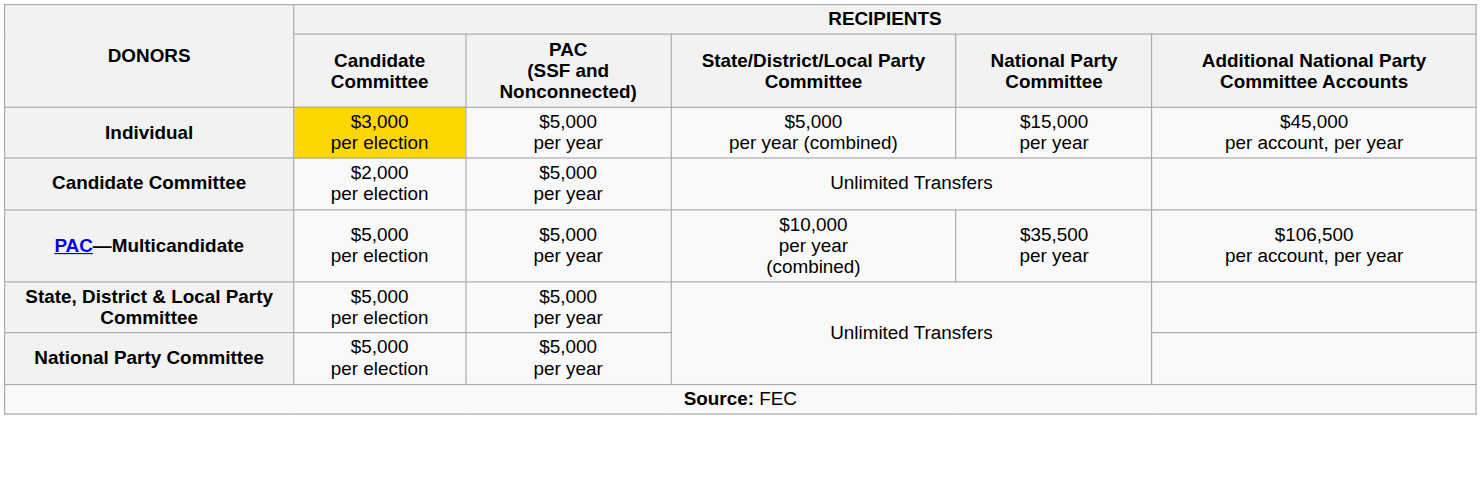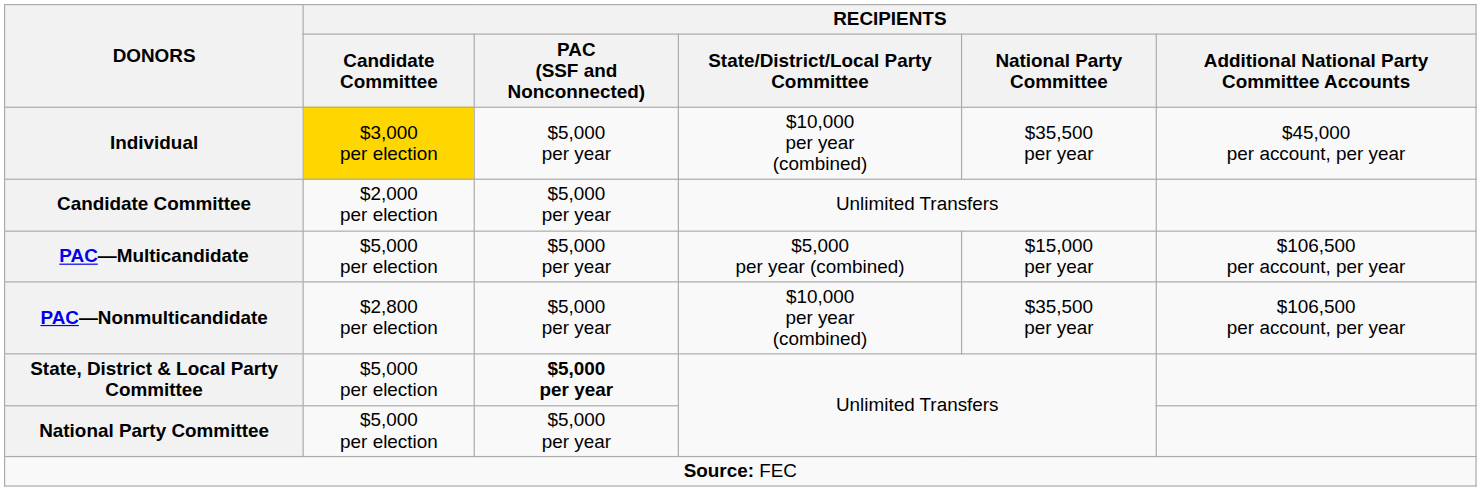(813, 132) $5,000 per year (combined) -> (820, 143) $10,000 per year (combined)
(1054, 132) $15,000 per year -> (1059, 143) $35,500 per year
(813, 245) $10,000 per year (combined) -> (820, 256) $5,000 per year (combined)
(1054, 245) $35,500 per year -> (1059, 256) $15,000 per year
+ row: (154, 317)
(568, 307) normal -> (576, 379) bold
